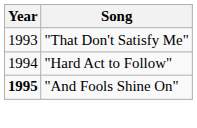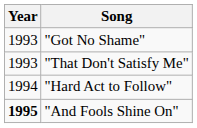+ row: (95, 39)
